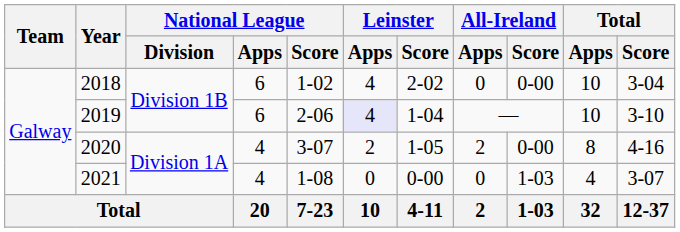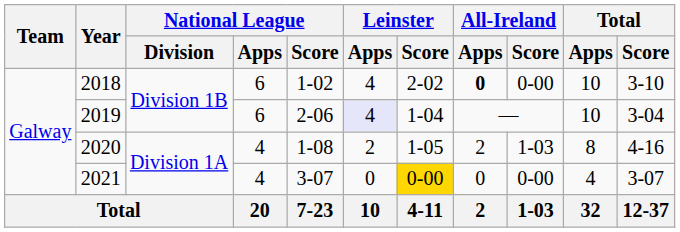(480, 83) normal -> (480, 83) bold
(646, 83) 3-04 -> (646, 83) 3-10
(646, 115) 3-10 -> (646, 115) 3-04
(315, 147) 3-07 -> (315, 147) 1-08
(535, 147) 0-00 -> (535, 147) 1-03
(315, 178) 1-08 -> (315, 178) 3-07
(425, 178) no background -> (425, 178) gold background
(535, 178) 1-03 -> (535, 178) 0-00
